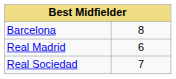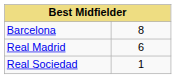(141, 64) 7 -> (141, 64) 1
